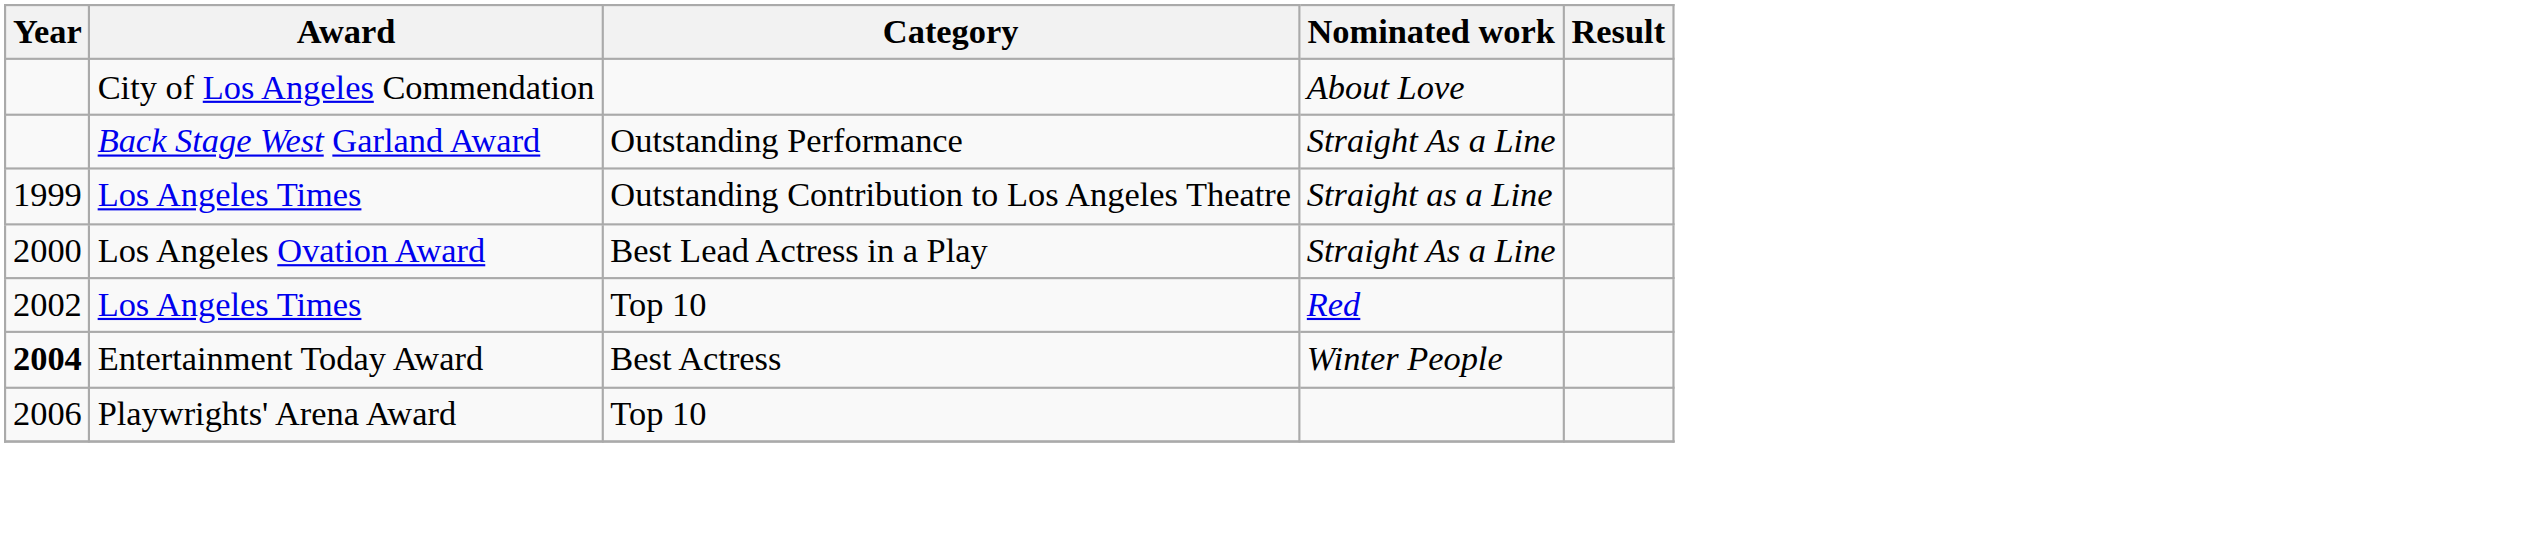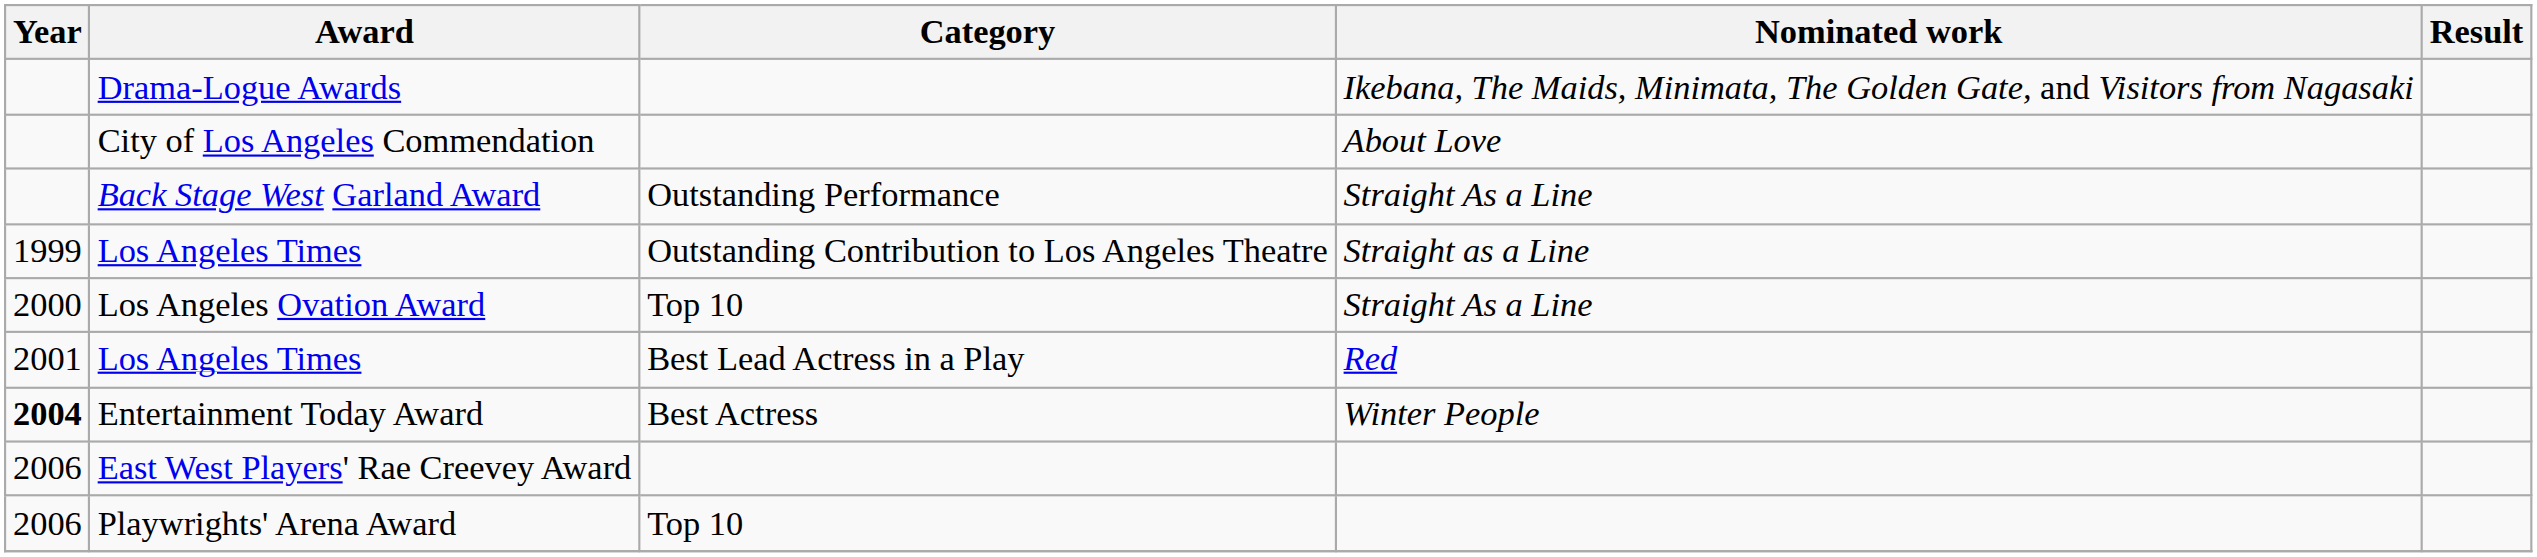+ row: (249, 86)
(799, 250) Best Lead Actress in a Play -> (695, 304) Top 10
(47, 304) 2002 -> (47, 359) 2001
(658, 304) Top 10 -> (836, 359) Best Lead Actress in a Play
+ row: (364, 468)
